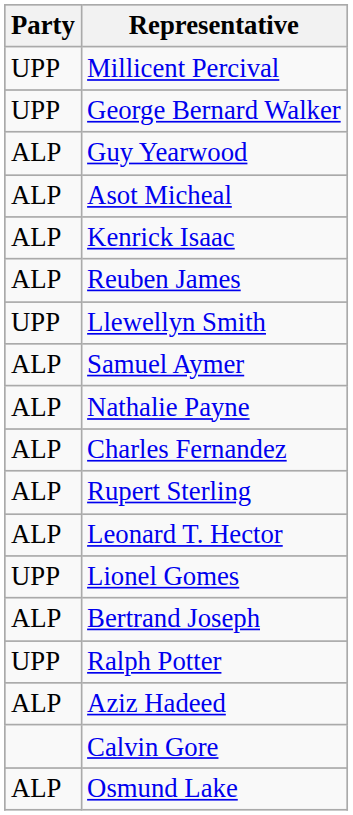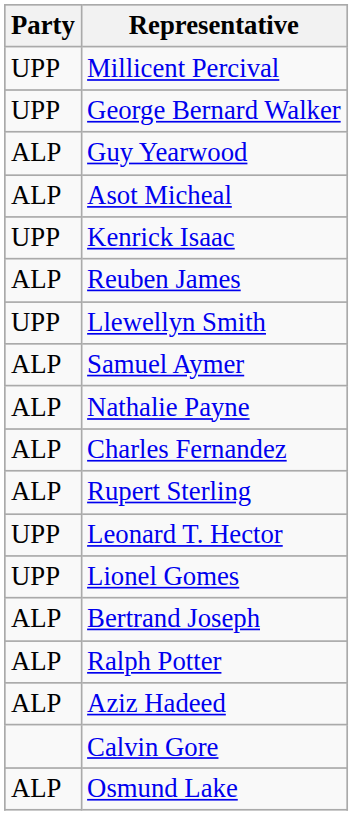(36, 237) ALP -> (36, 237) UPP
(36, 534) ALP -> (36, 534) UPP
(36, 661) UPP -> (36, 661) ALP
